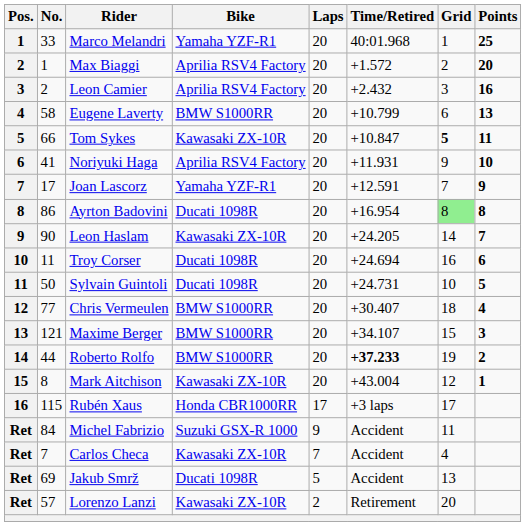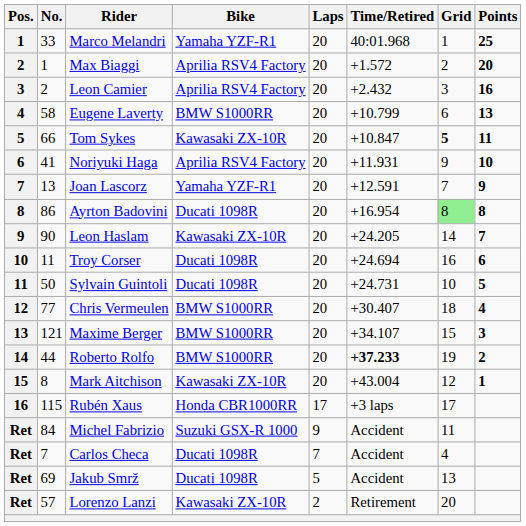(48, 187) 17 -> (48, 187) 13
(231, 454) Kawasaki ZX-10R -> (217, 454) Ducati 1098R
